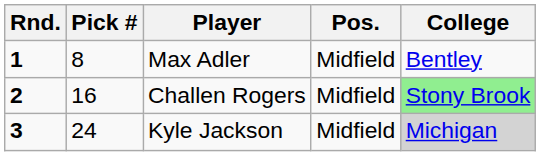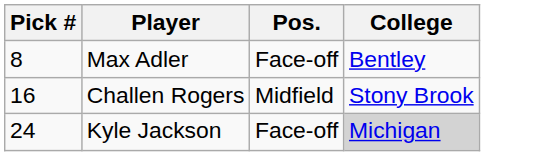- column: (35, 22)
(356, 58) Midfield -> (297, 58) Face-off
(468, 95) lightgreen background -> (411, 95) no background
(356, 131) Midfield -> (297, 131) Face-off
